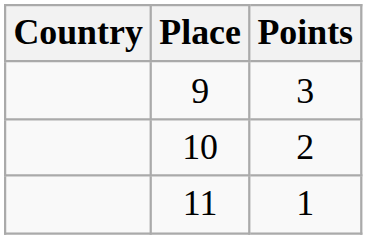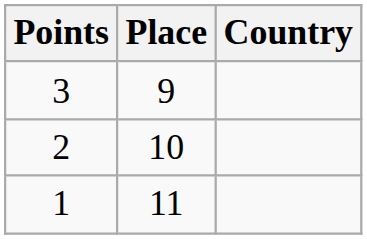columns swapped: (78, 32) <-> (305, 32)
